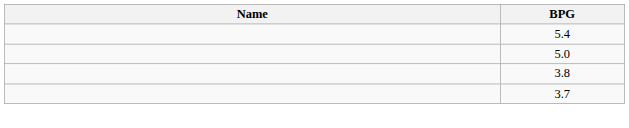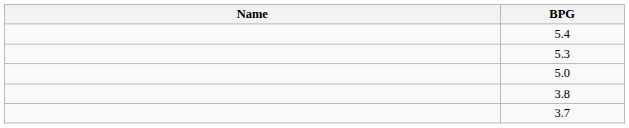+ row: (562, 53)
